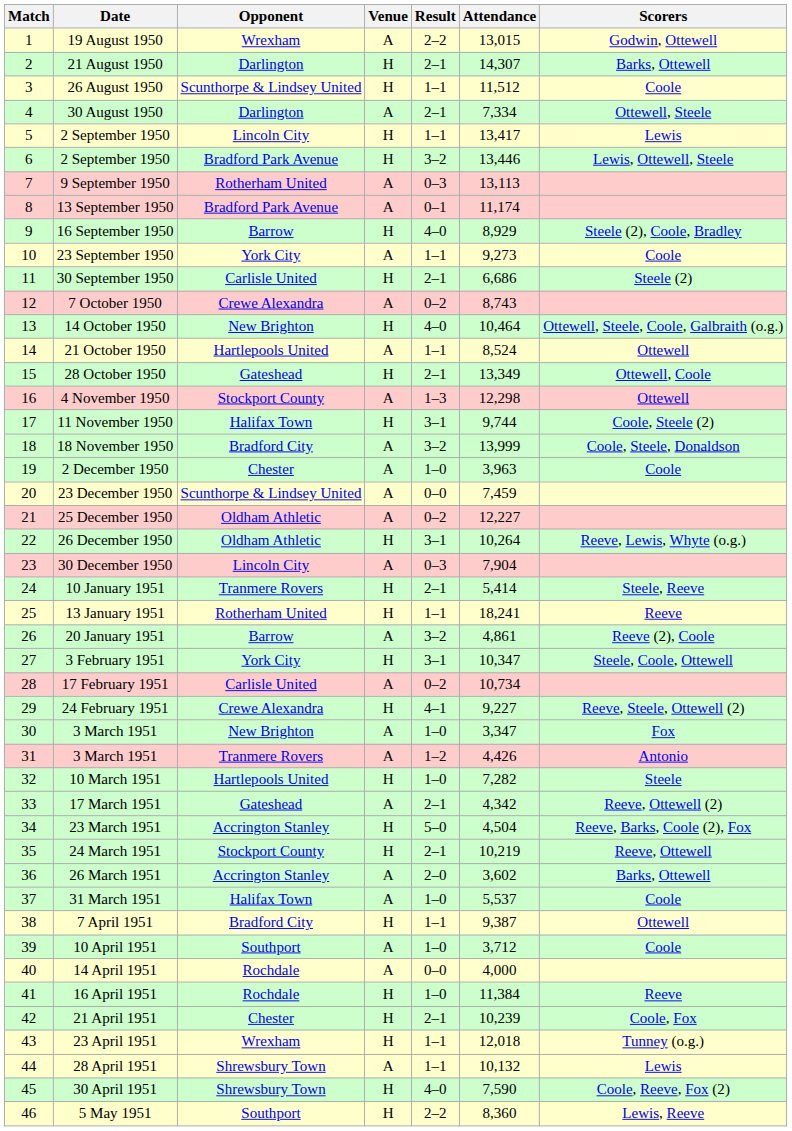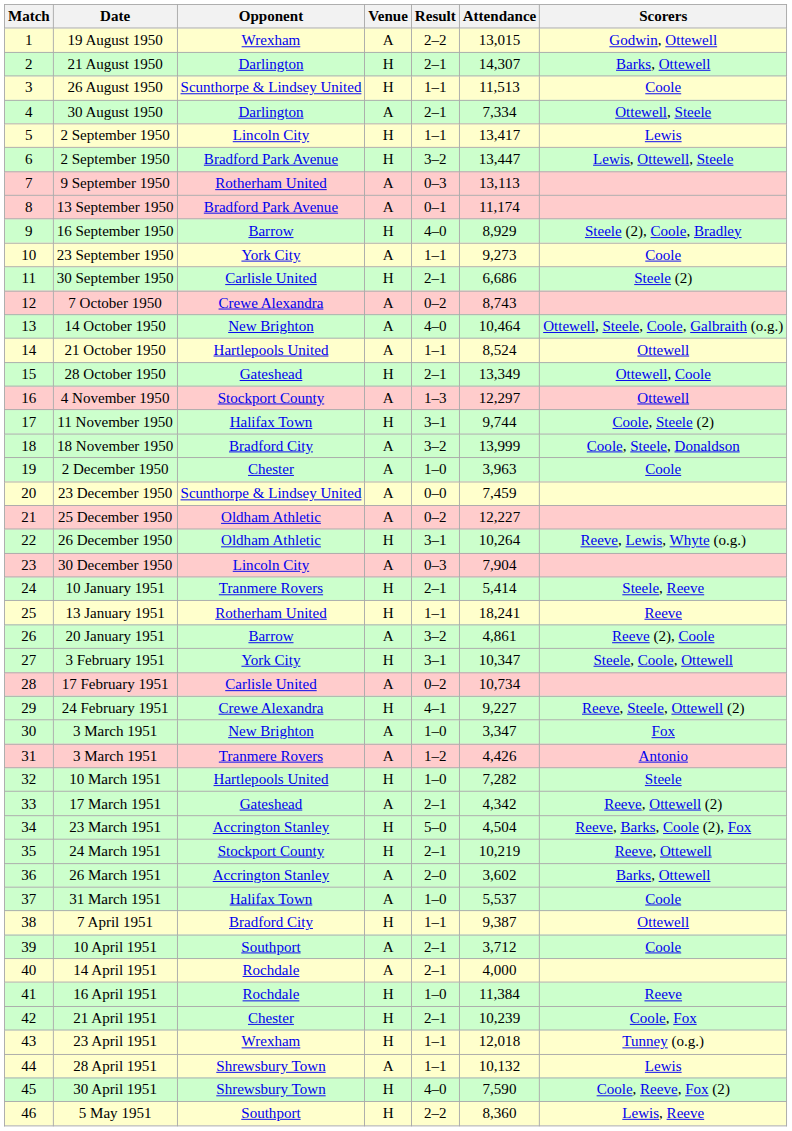(499, 87) 11,512 -> (499, 87) 11,513
(499, 159) 13,446 -> (499, 159) 13,447
(388, 326) H -> (388, 326) A
(499, 398) 12,298 -> (499, 398) 12,297
(435, 946) 1–0 -> (435, 946) 2–1
(435, 970) 0–0 -> (435, 970) 2–1
